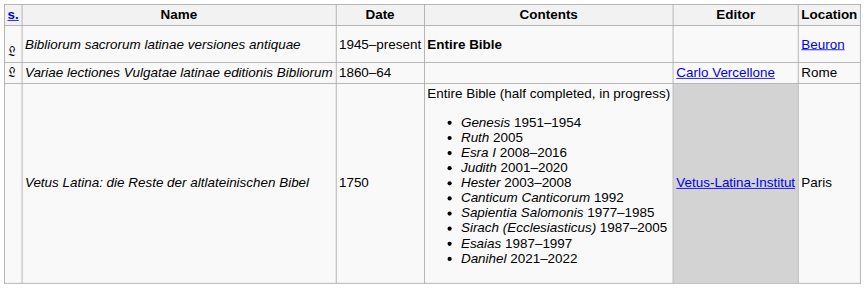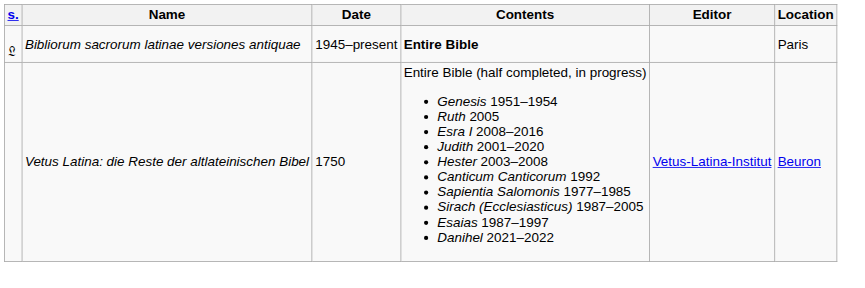(823, 44) Beuron -> (793, 44) Paris
- row: (179, 72)
(736, 183) lightgrey background -> (712, 161) no background
(817, 183) Paris -> (799, 161) Beuron
